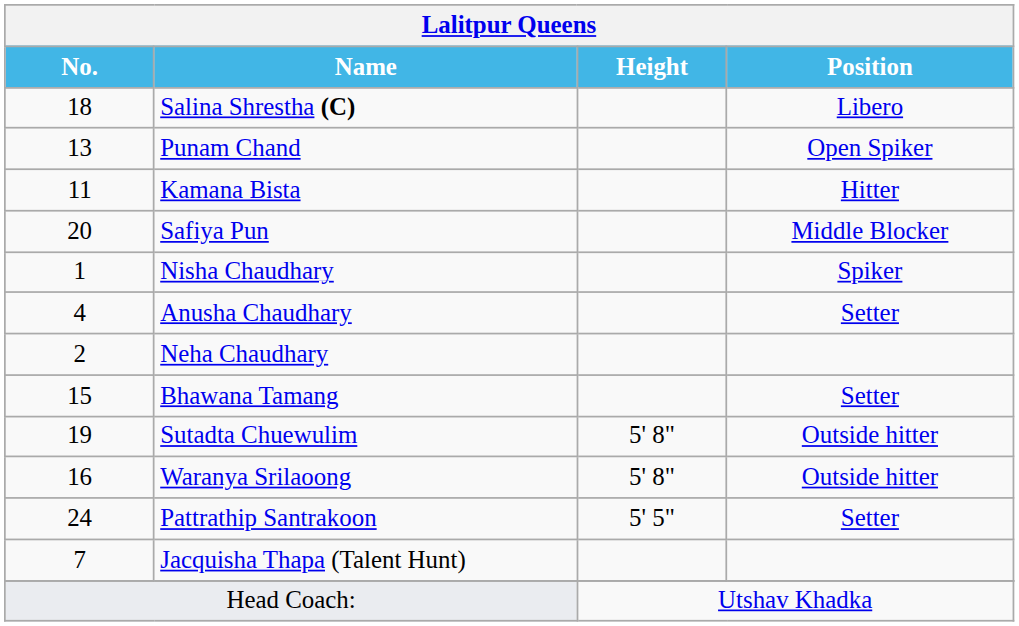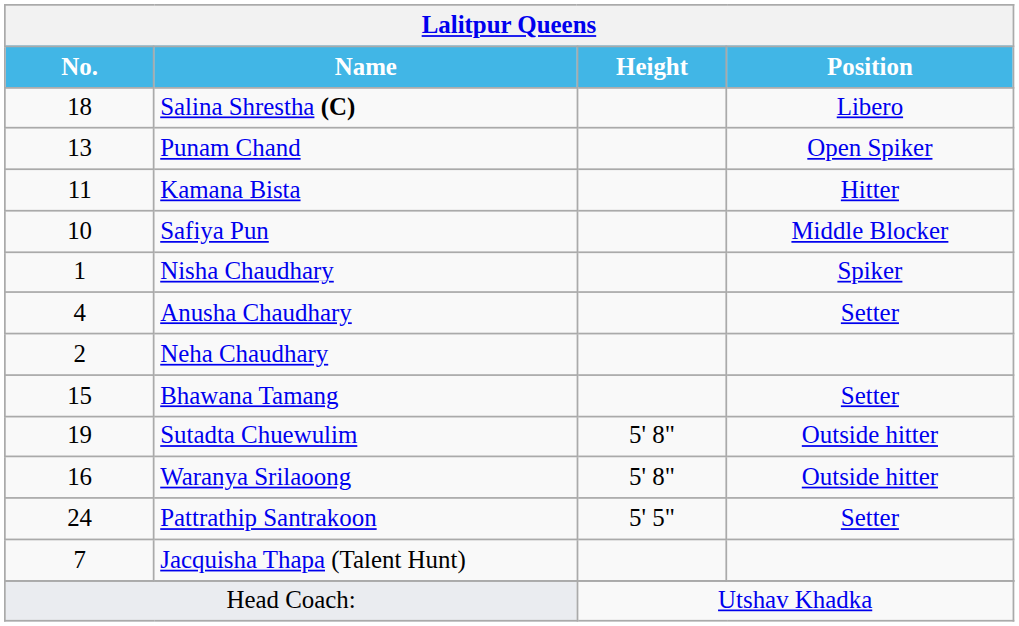(80, 230) 20 -> (80, 230) 10
